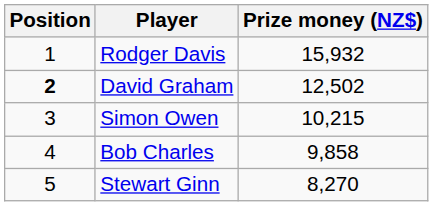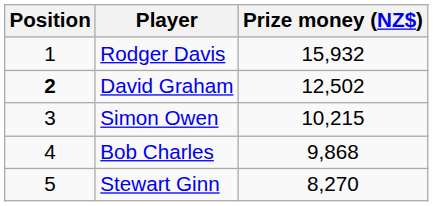(333, 151) 9,858 -> (333, 151) 9,868
